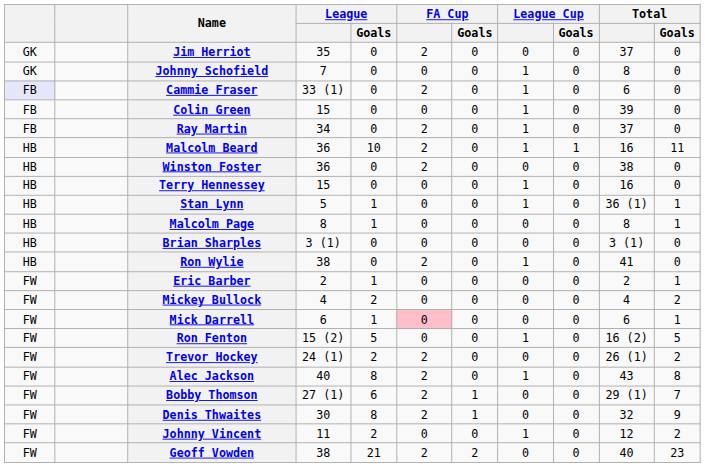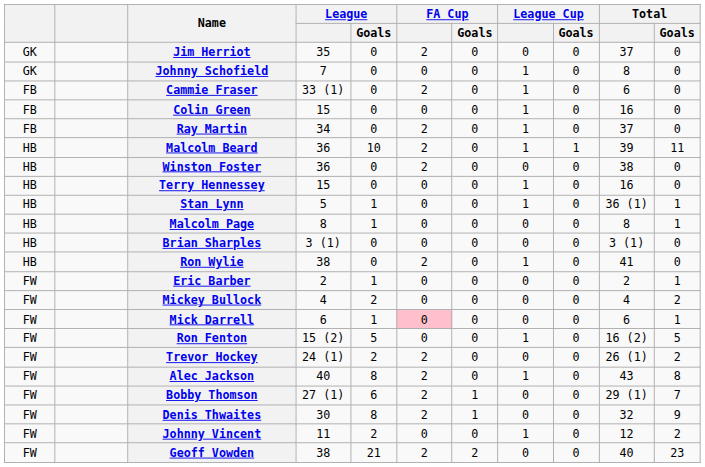(30, 90) lavender background -> (30, 90) no background
(627, 109) 39 -> (627, 109) 16
(627, 147) 16 -> (627, 147) 39
